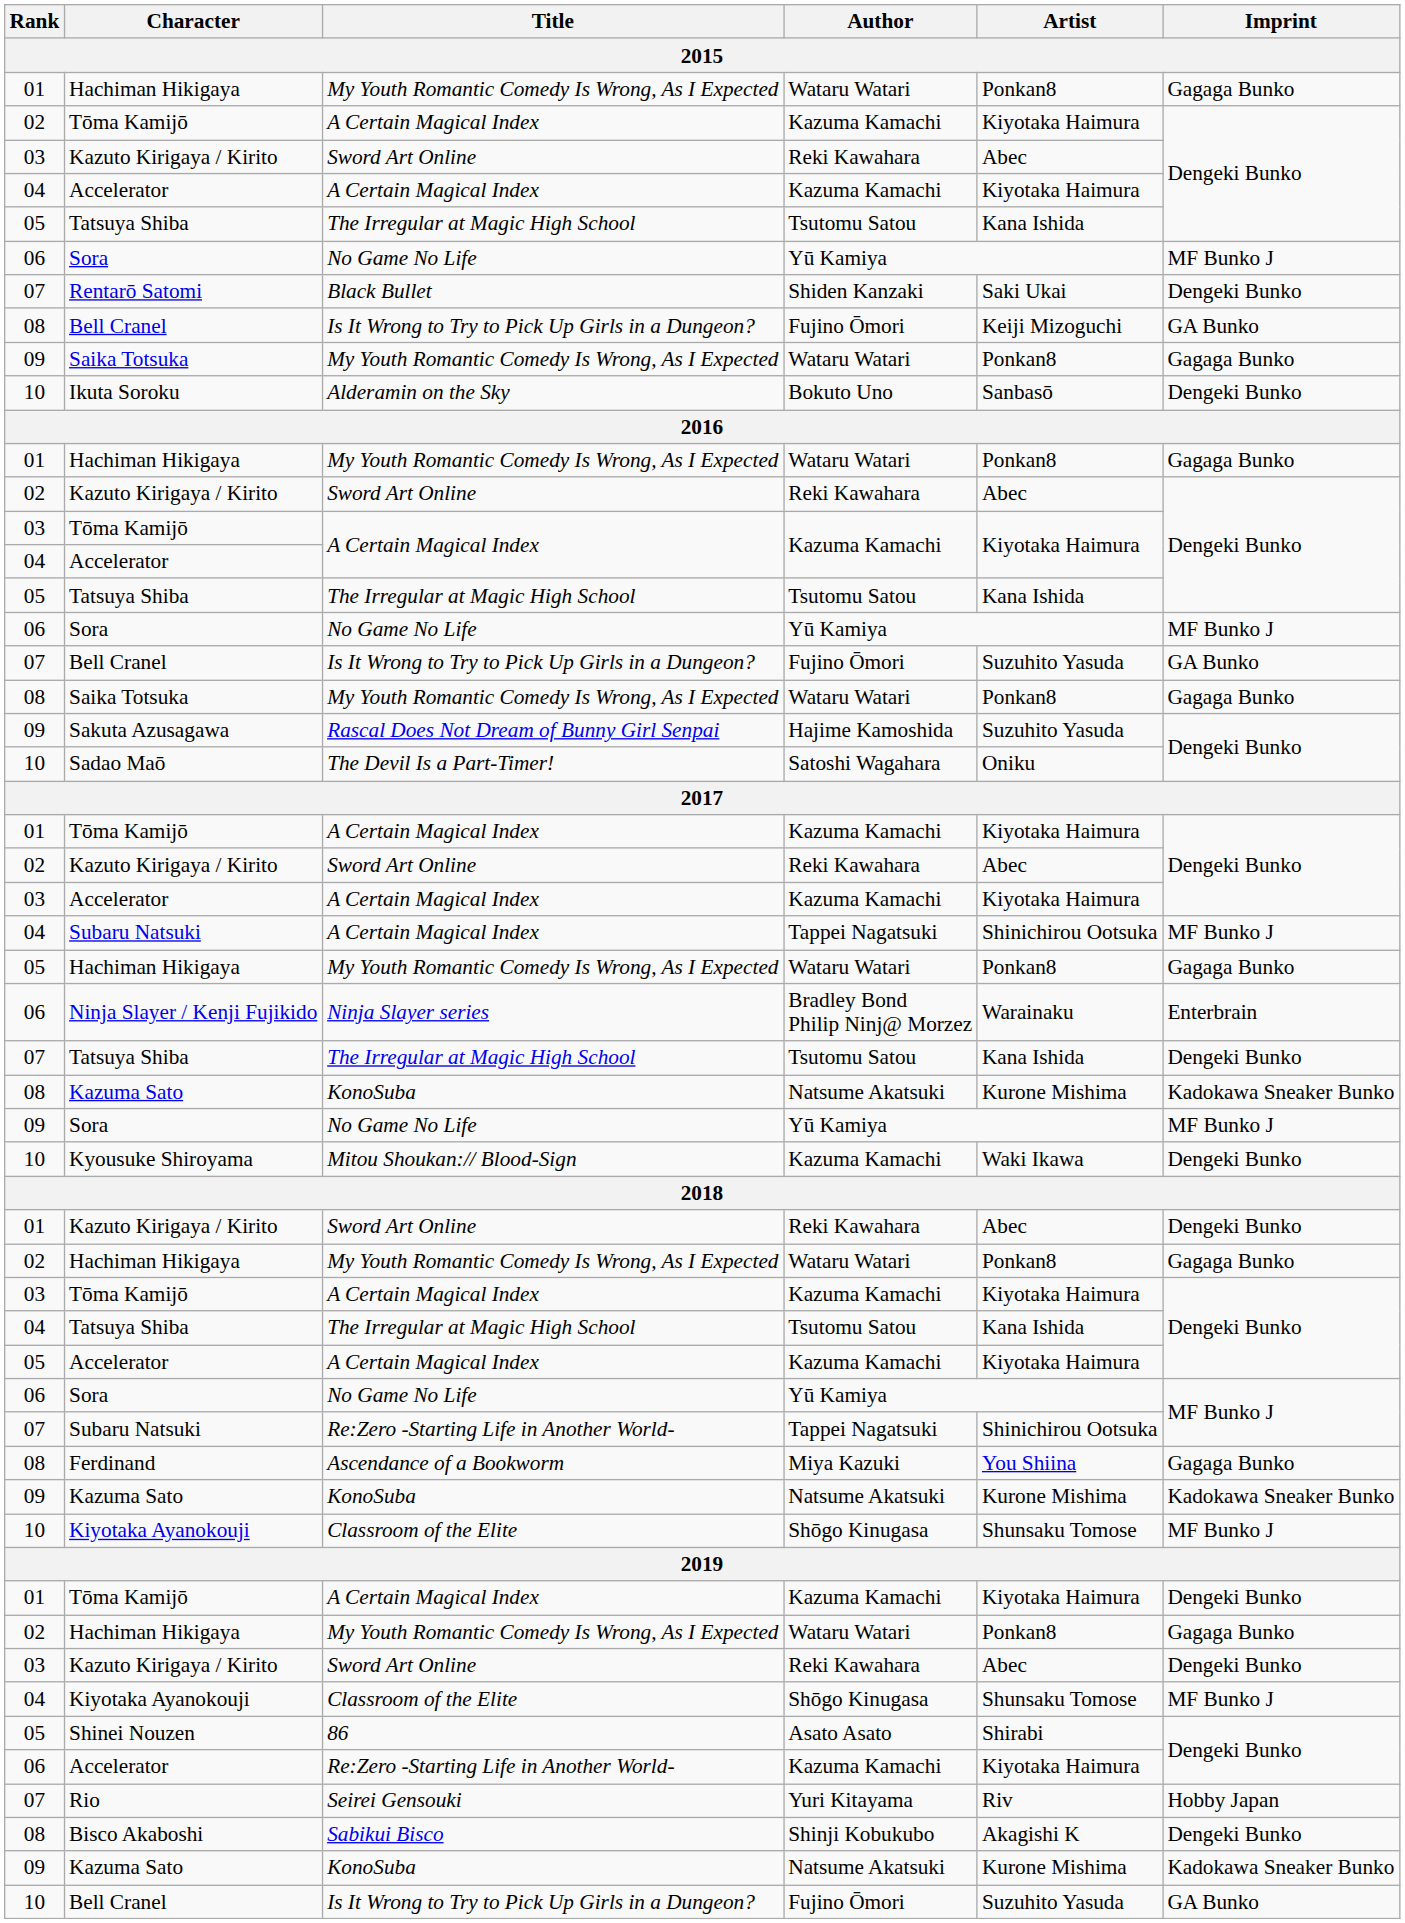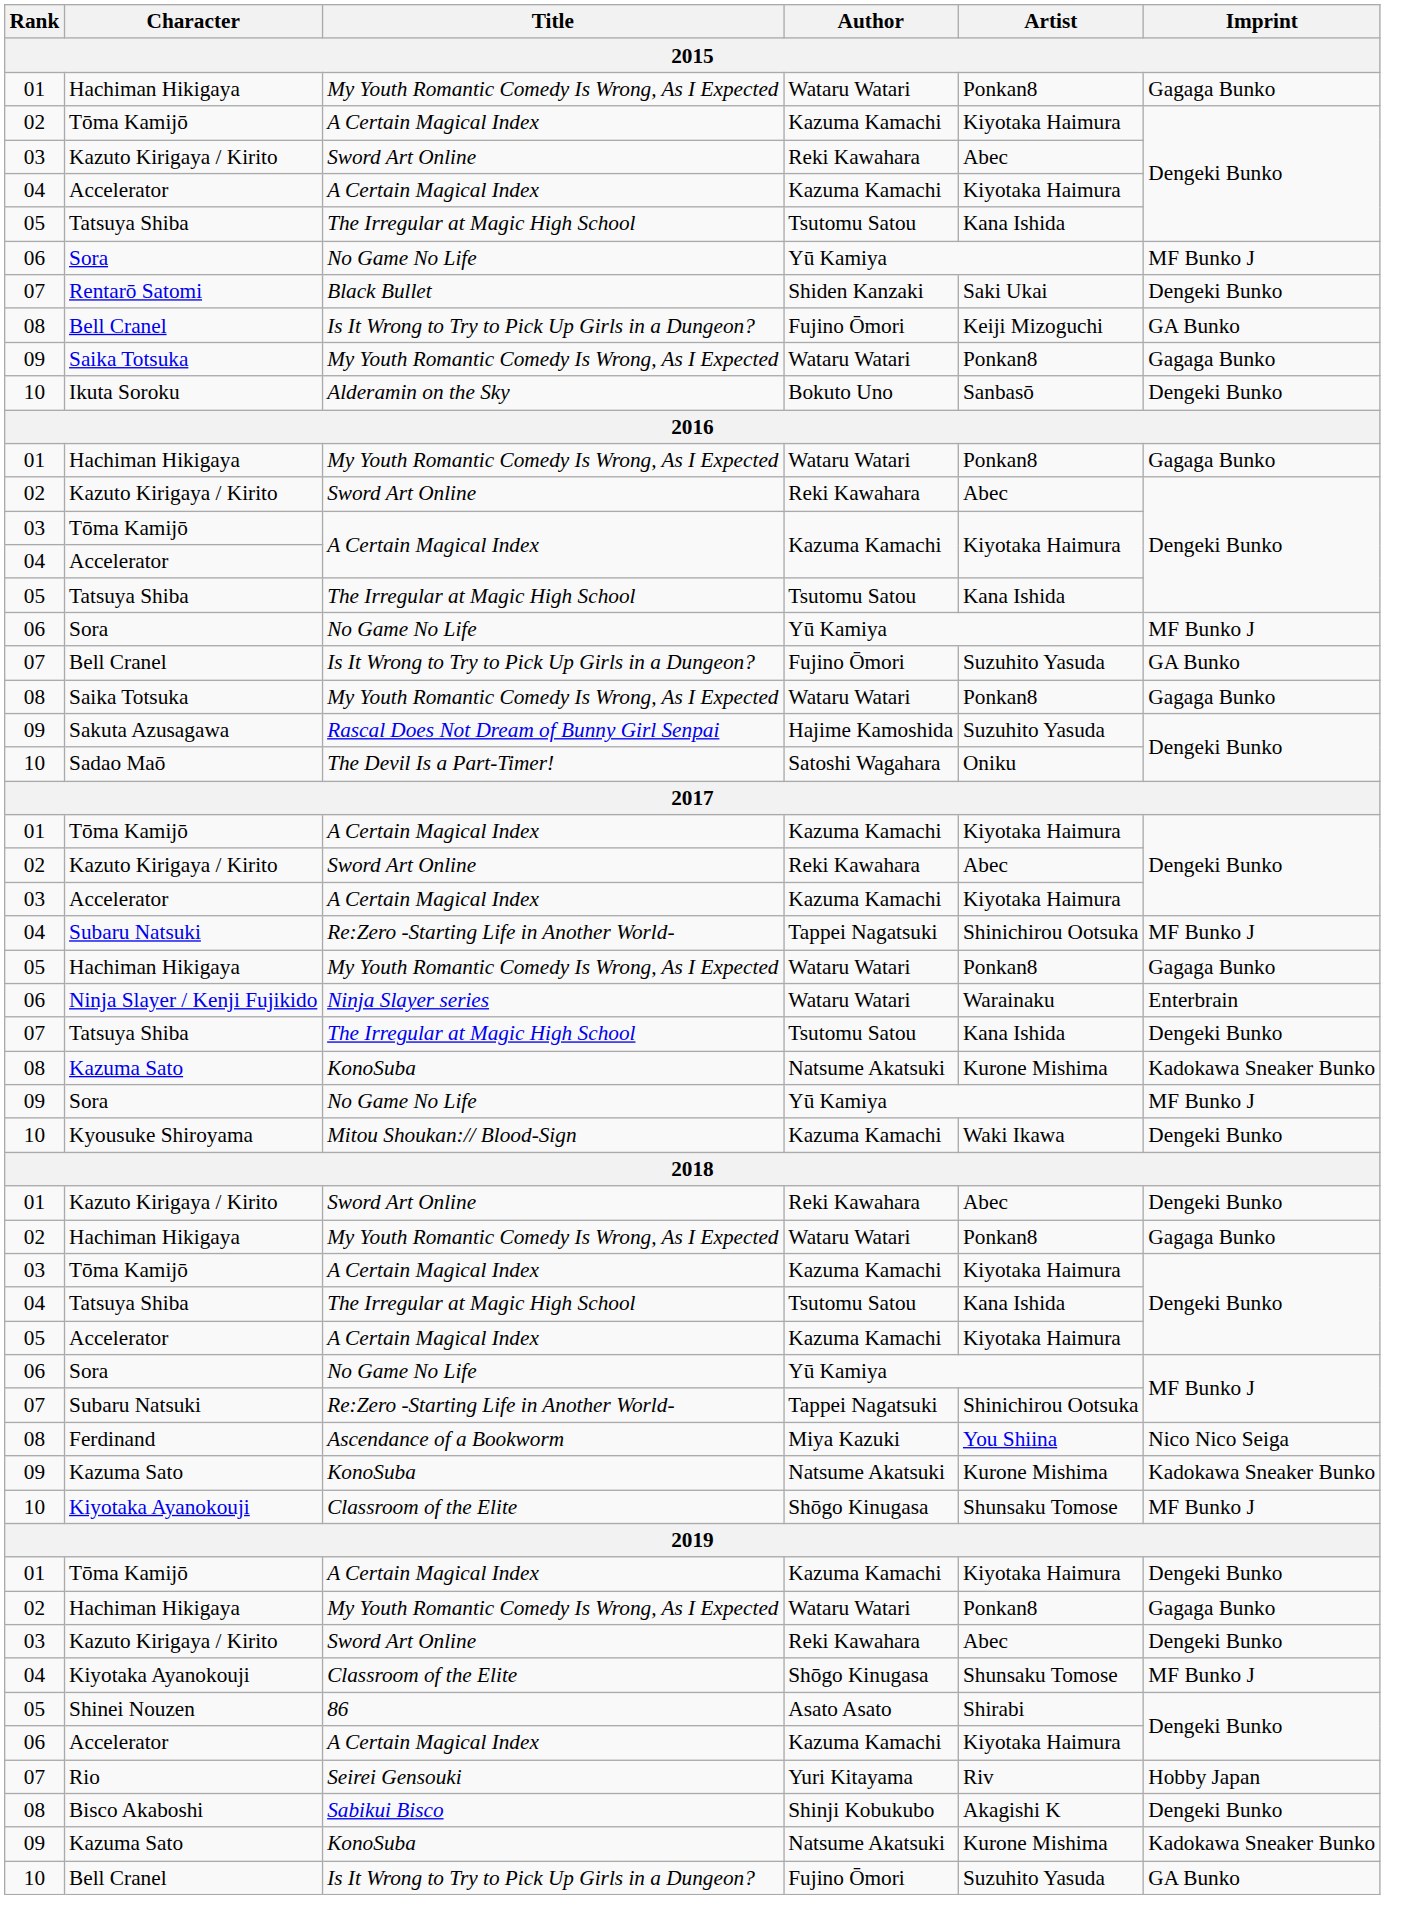(433, 932) A Certain Magical Index -> (501, 932) Re:Zero -Starting Life in Another World-
(880, 1012) Bradley Bond Philip Ninj@ Morzez -> (849, 1000) Wataru Watari
(1231, 1462) Gagaga Bunko -> (1219, 1438) Nico Nico Seiga
(501, 1766) Re:Zero -Starting Life in Another World- -> (433, 1742) A Certain Magical Index
